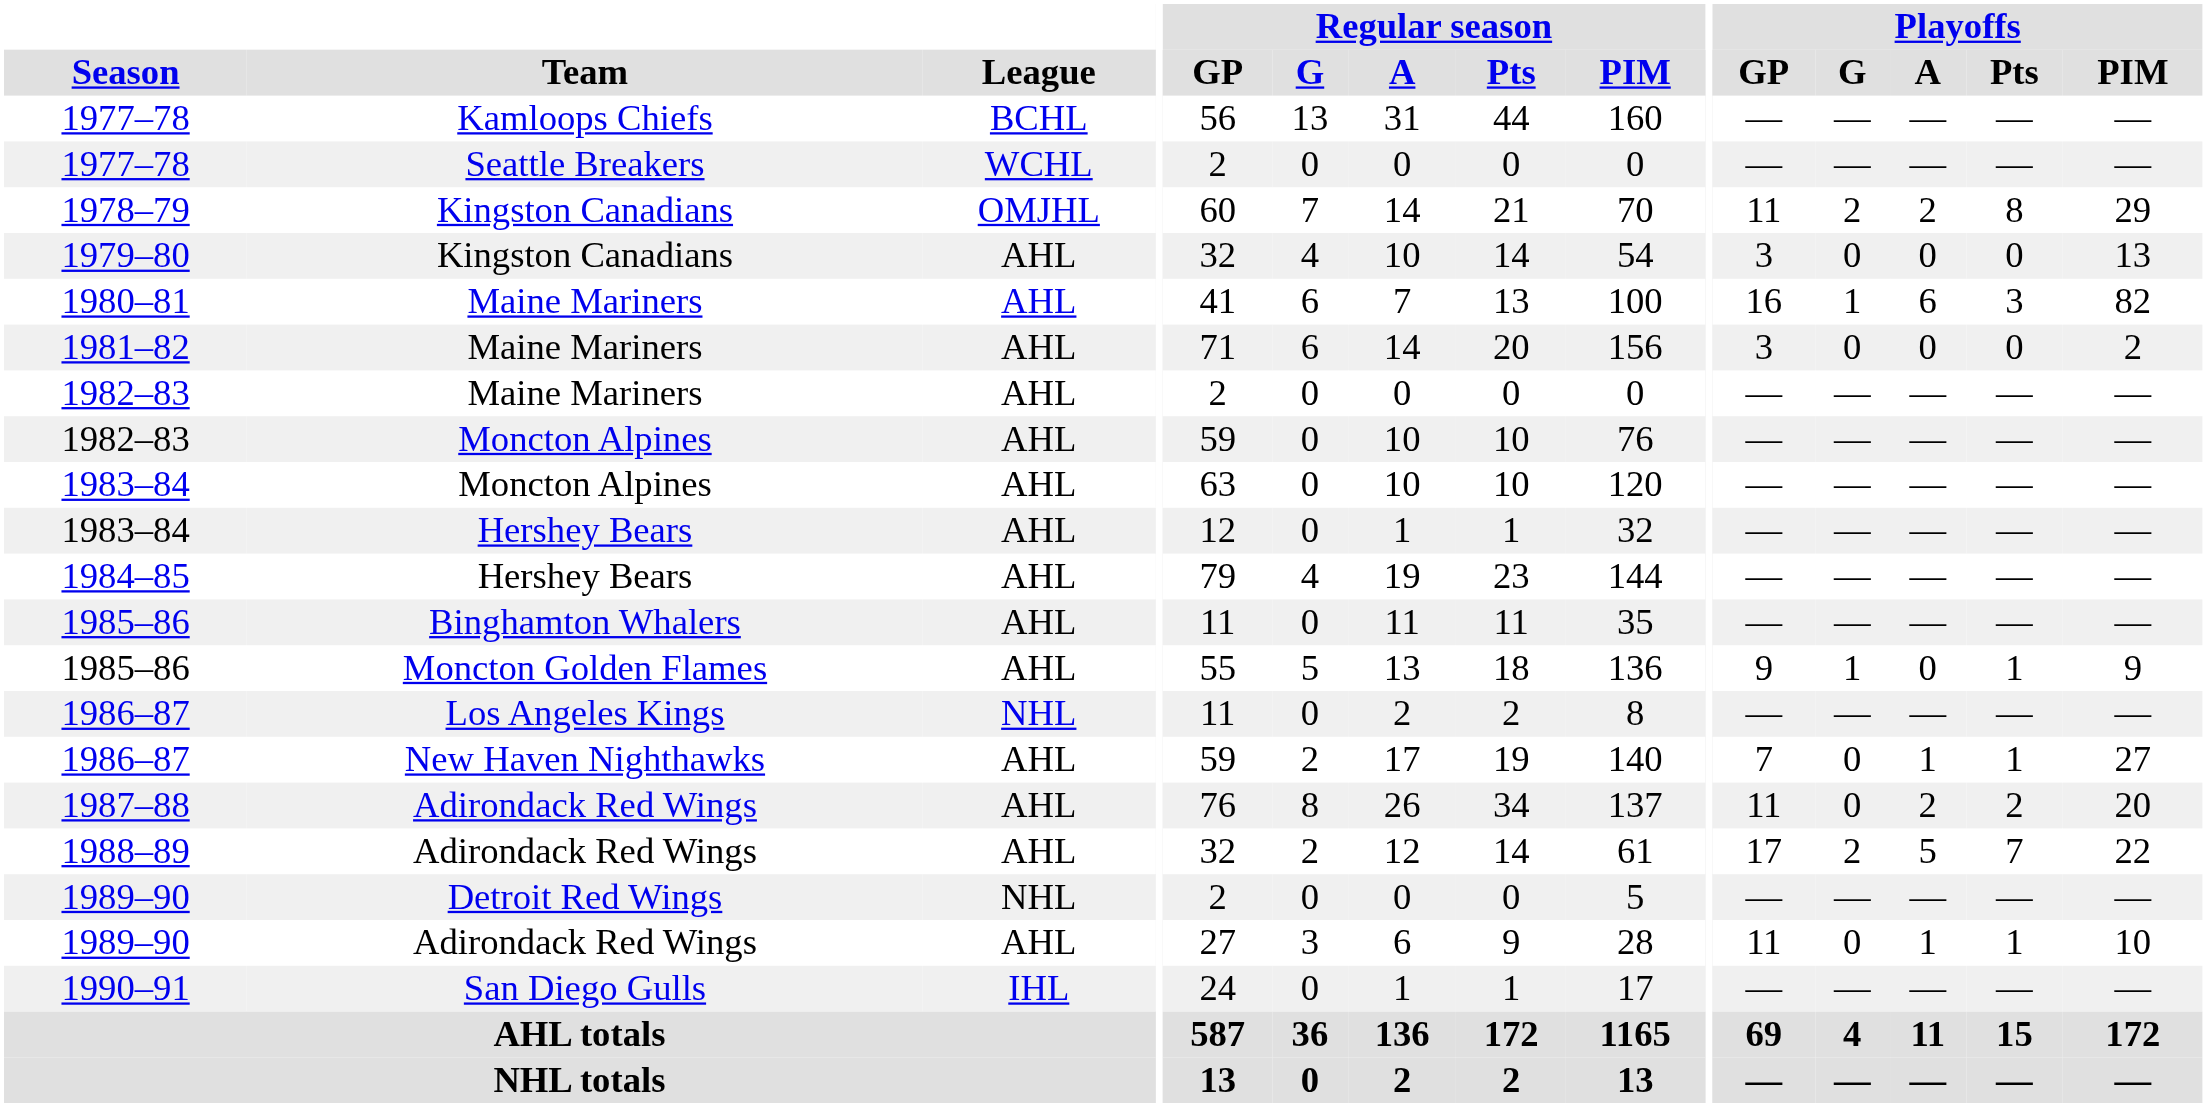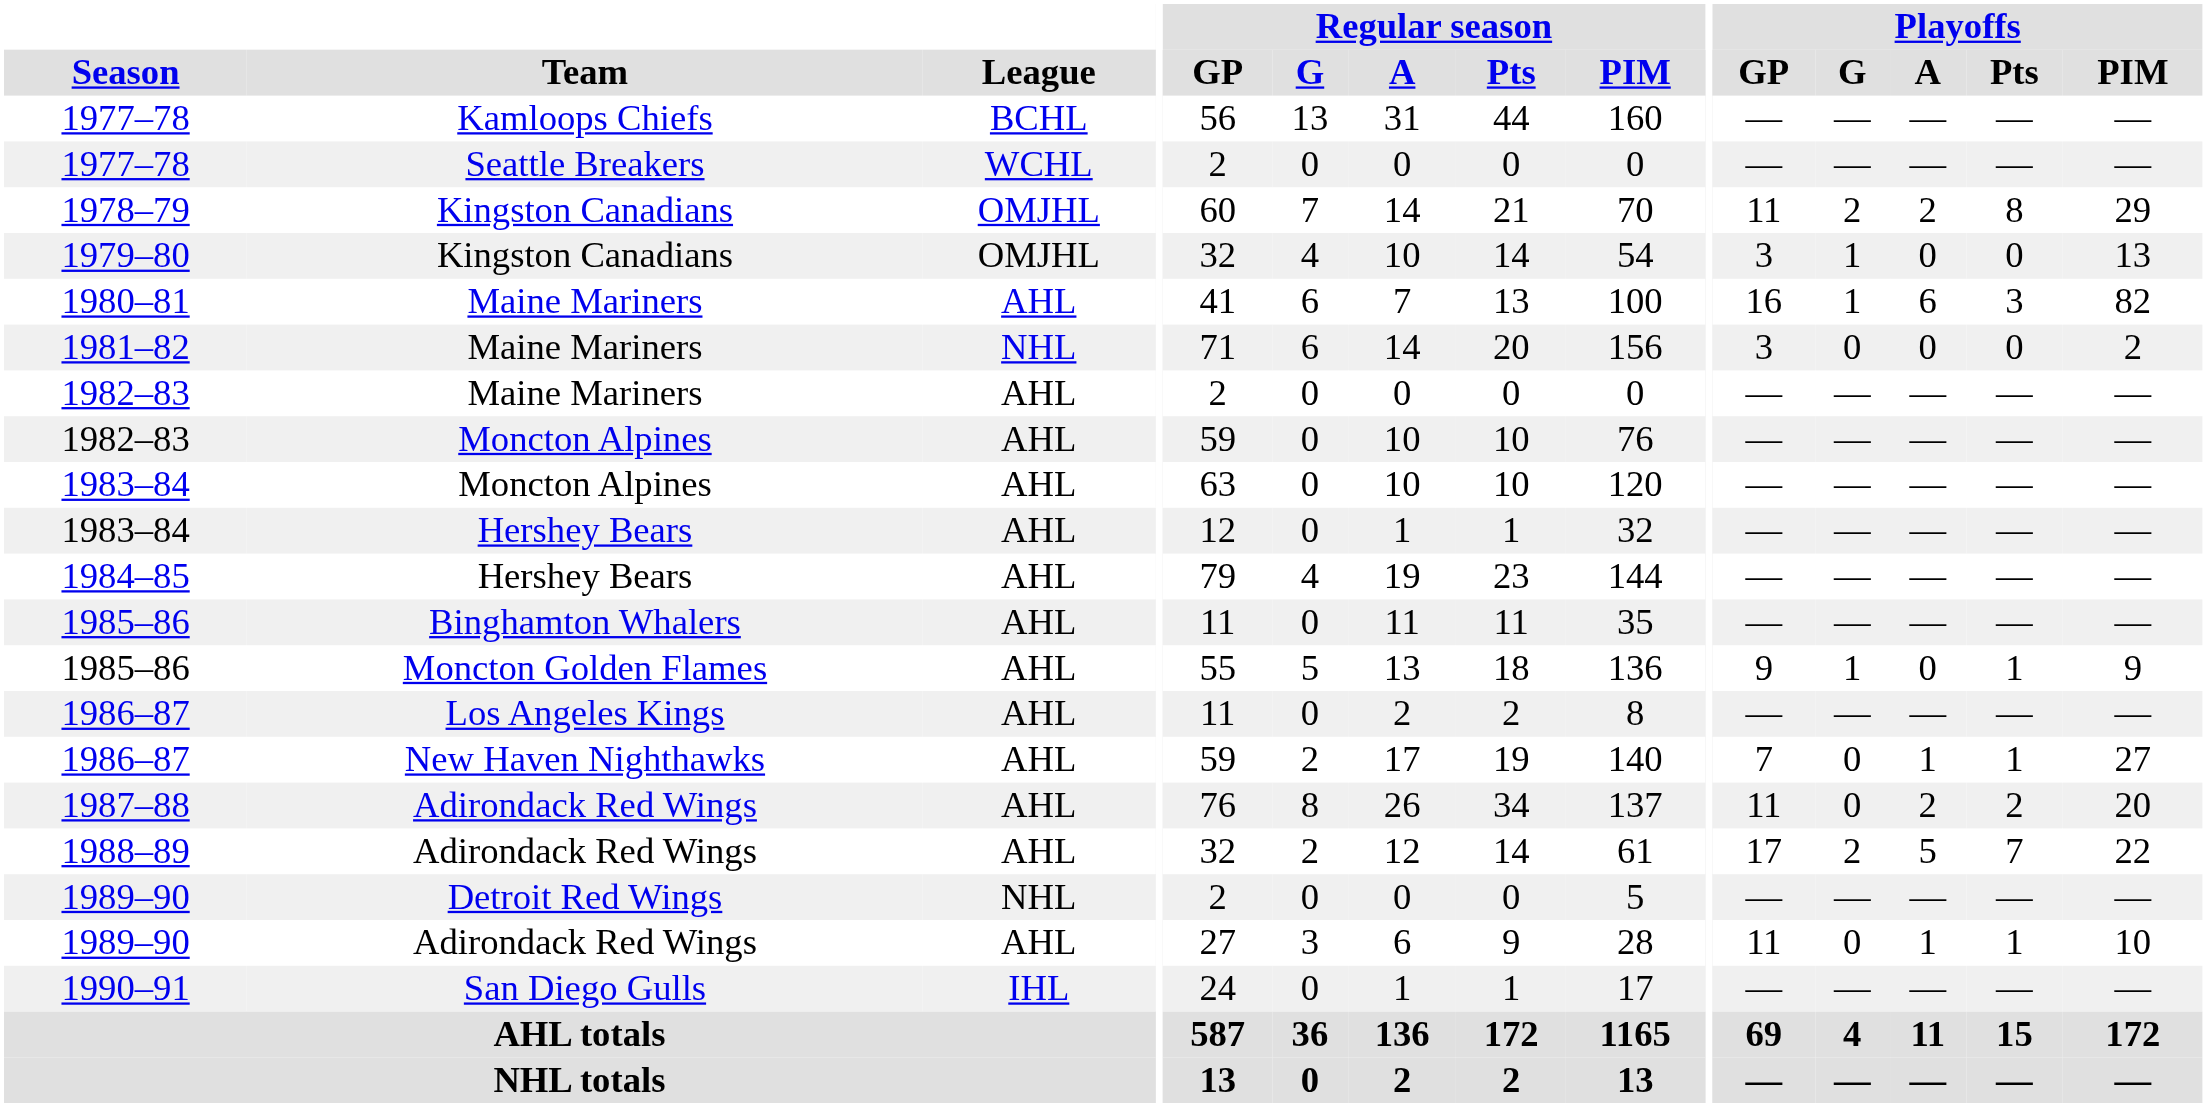(1039, 255) AHL -> (1039, 255) OMJHL
(1852, 255) 0 -> (1852, 255) 1
(1039, 346) AHL -> (1039, 346) NHL
(1039, 713) NHL -> (1039, 713) AHL
